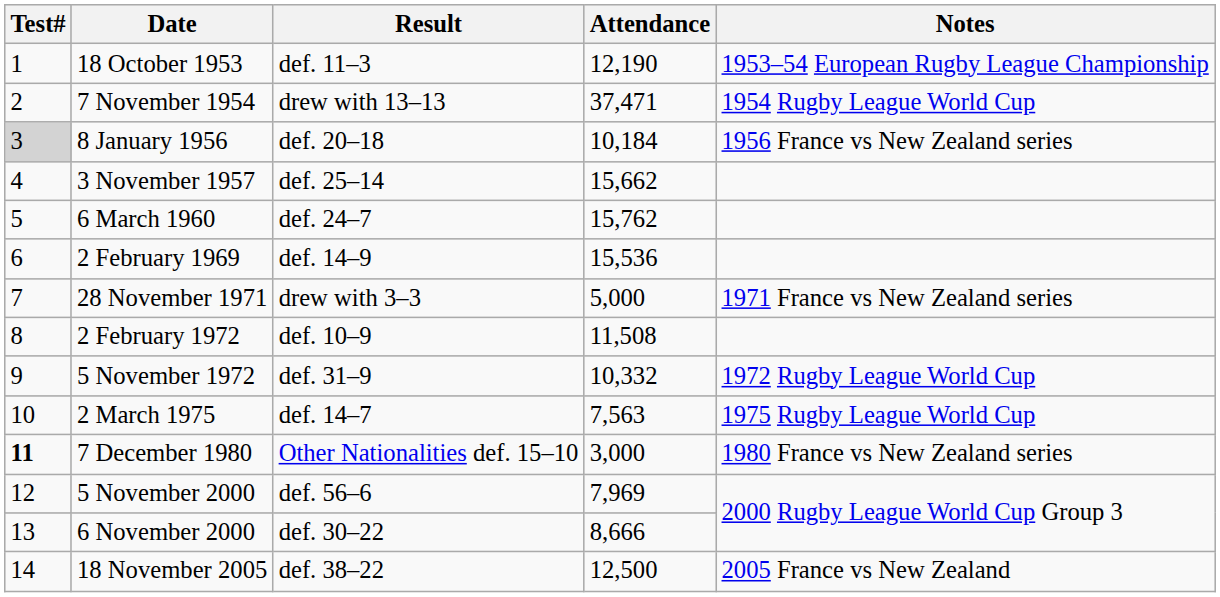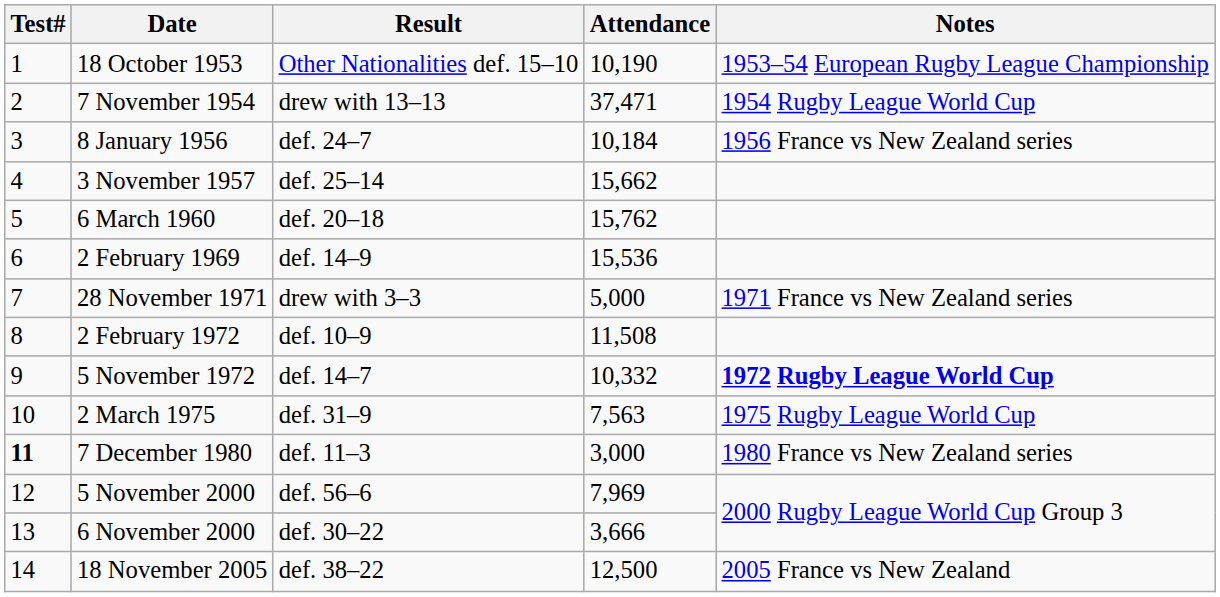(325, 63) def. 11–3 -> (428, 63) Other Nationalities def. 15–10
(624, 63) 12,190 -> (624, 63) 10,190
(17, 141) lightgrey background -> (17, 141) no background
(331, 141) def. 20–18 -> (325, 141) def. 24–7
(325, 219) def. 24–7 -> (331, 219) def. 20–18
(325, 375) def. 31–9 -> (325, 375) def. 14–7
(878, 375) normal -> (888, 375) bold
(325, 414) def. 14–7 -> (325, 414) def. 31–9
(428, 453) Other Nationalities def. 15–10 -> (325, 453) def. 11–3
(617, 532) 8,666 -> (617, 532) 3,666
